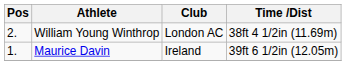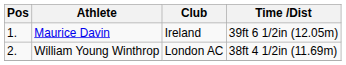rows swapped: (72, 51) <-> (97, 32)
